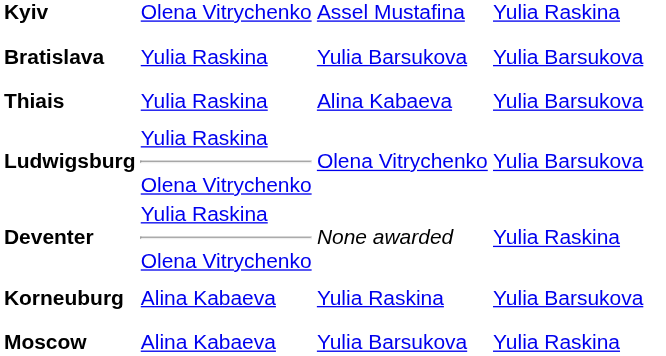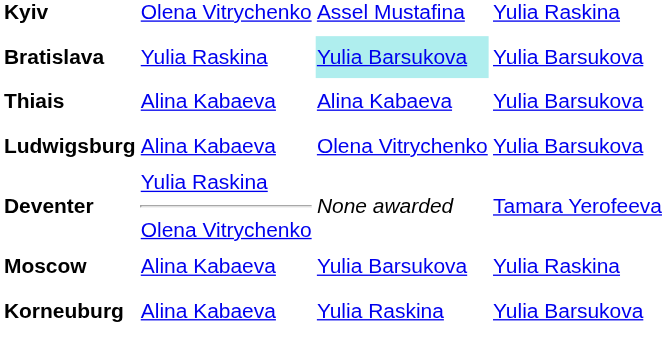(392, 56) no background -> (392, 56) paleturquoise background
(204, 101) Yulia Raskina -> (208, 101) Alina Kabaeva
(226, 161) Yulia Raskina Olena Vitrychenko -> (208, 146) Alina Kabaeva
(557, 237) Yulia Raskina -> (577, 206) Tamara Yerofeeva
rows swapped: (45, 342) <-> (64, 298)
